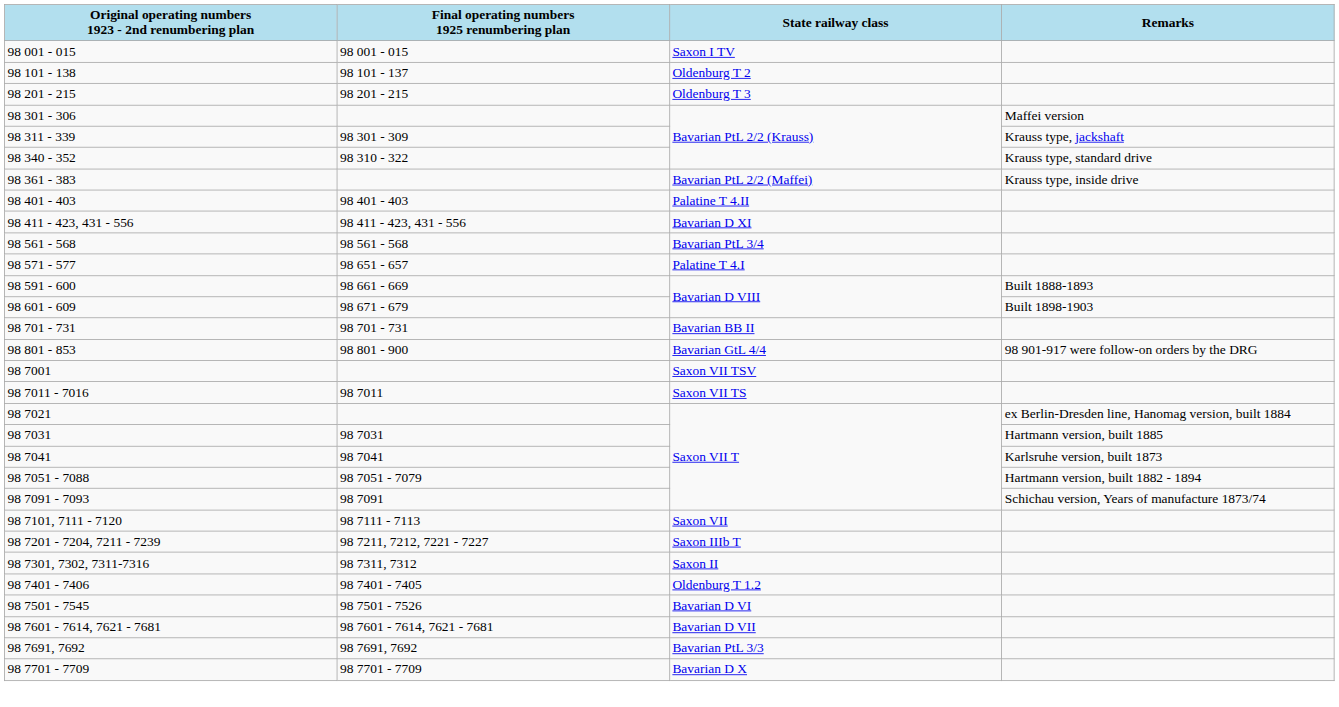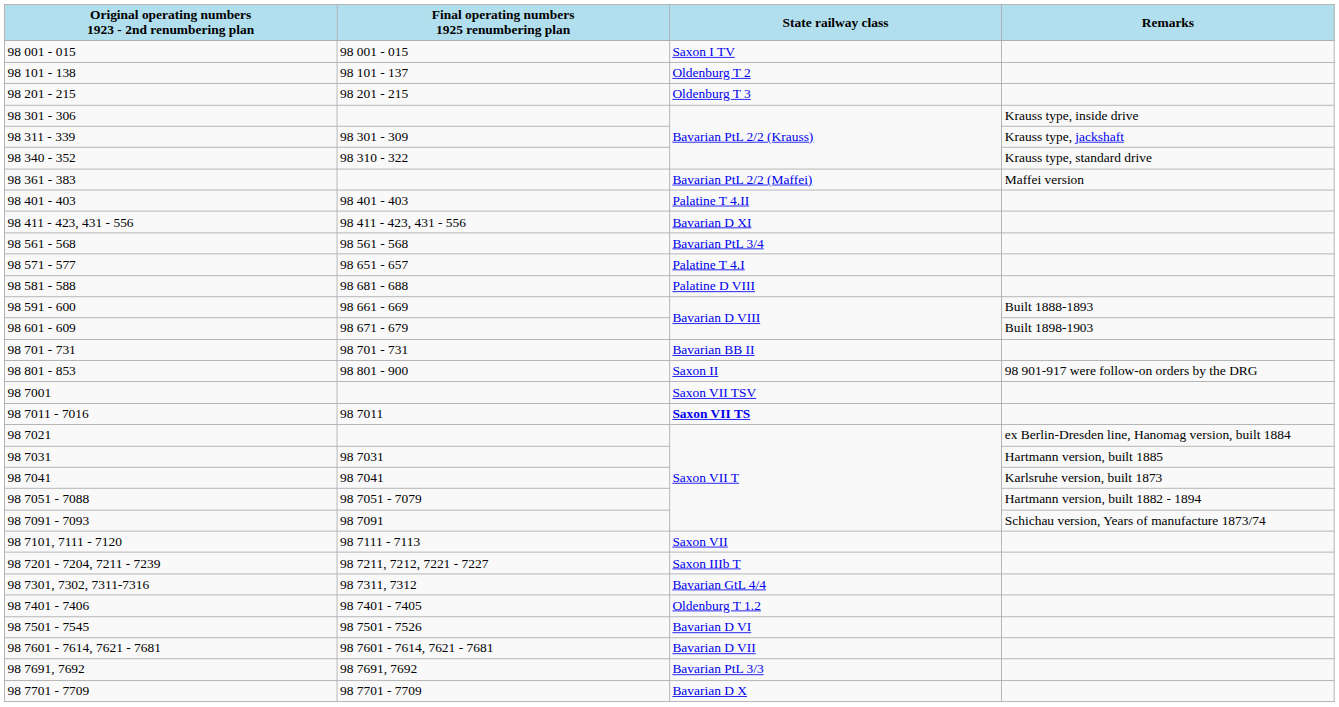(1044, 115) Maffei version -> (1072, 115) Krauss type, inside drive
(1072, 179) Krauss type, inside drive -> (1044, 179) Maffei version
+ row: (42, 286)
(719, 350) Bavarian GtL 4/4 -> (695, 371) Saxon II
(709, 392) normal -> (711, 413) bold
(695, 563) Saxon II -> (719, 584) Bavarian GtL 4/4
